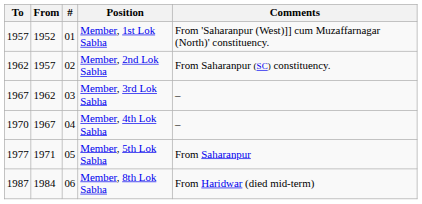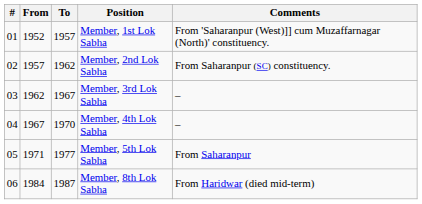columns swapped: (70, 13) <-> (18, 13)
